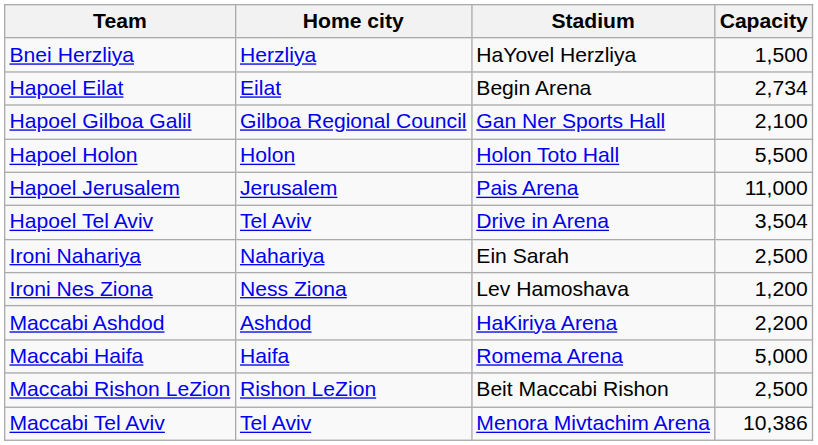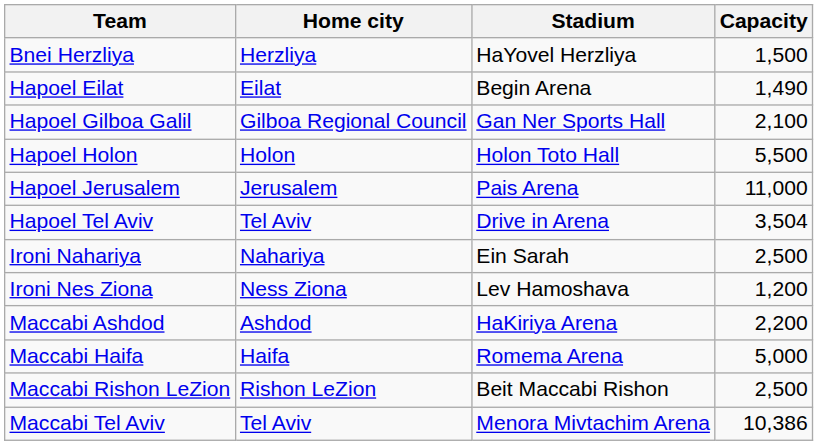(781, 88) 2,734 -> (781, 88) 1,490
